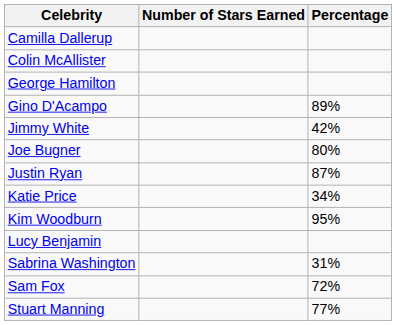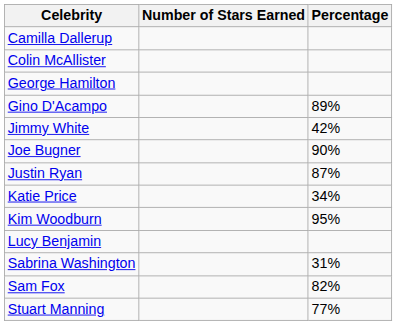(326, 151) 80% -> (326, 151) 90%
(326, 286) 72% -> (326, 286) 82%
